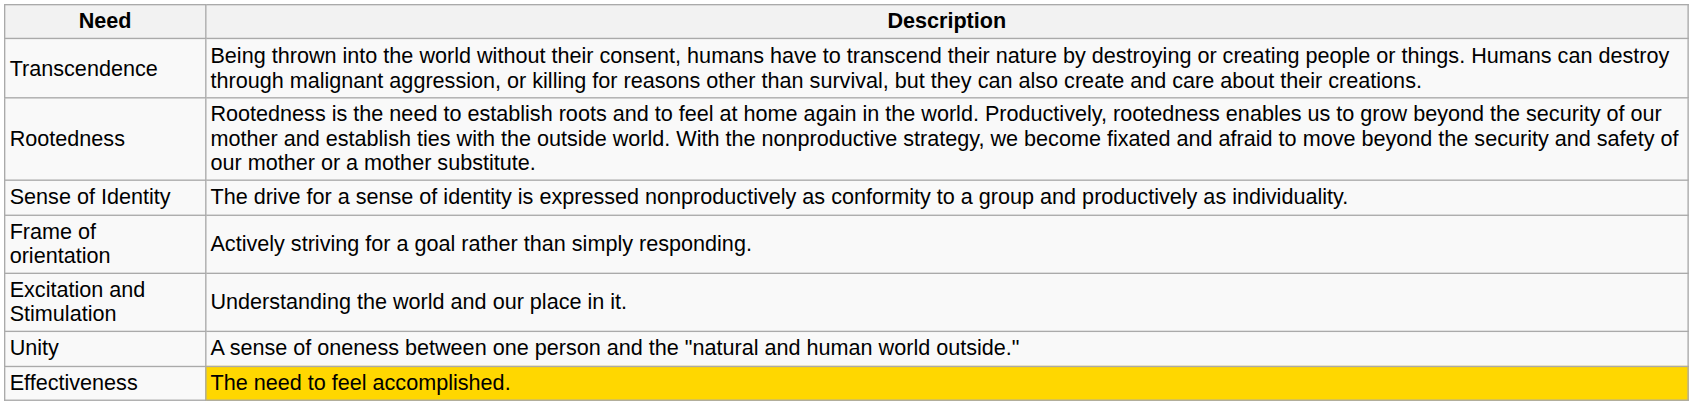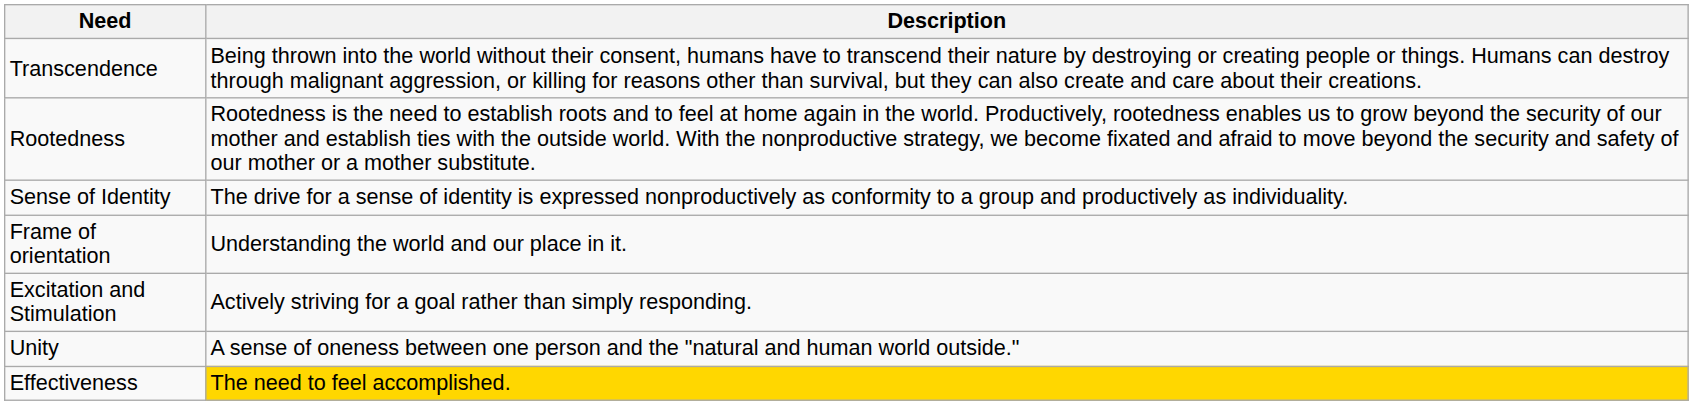(481, 243) Actively striving for a goal rather than simply responding. -> (419, 243) Understanding the world and our place in it.
(419, 302) Understanding the world and our place in it. -> (481, 302) Actively striving for a goal rather than simply responding.
